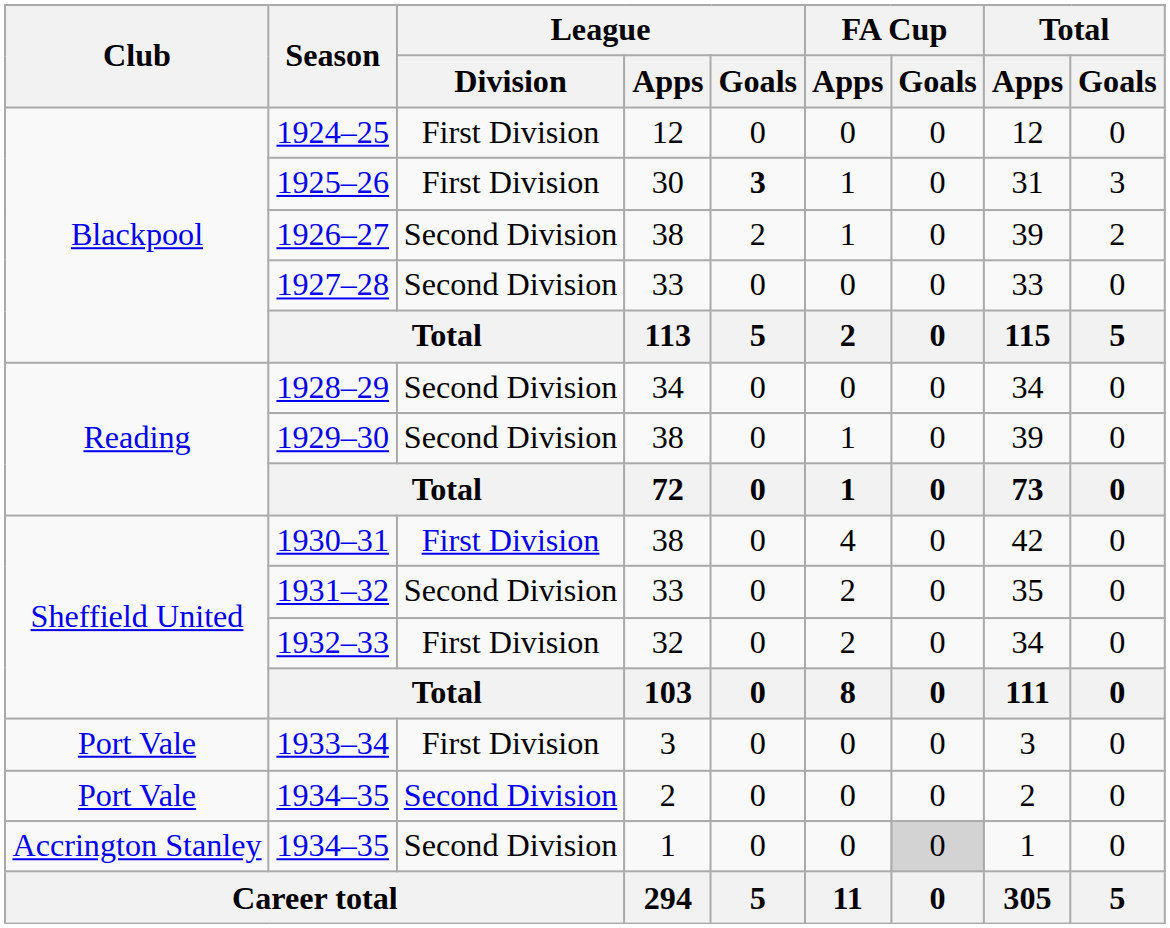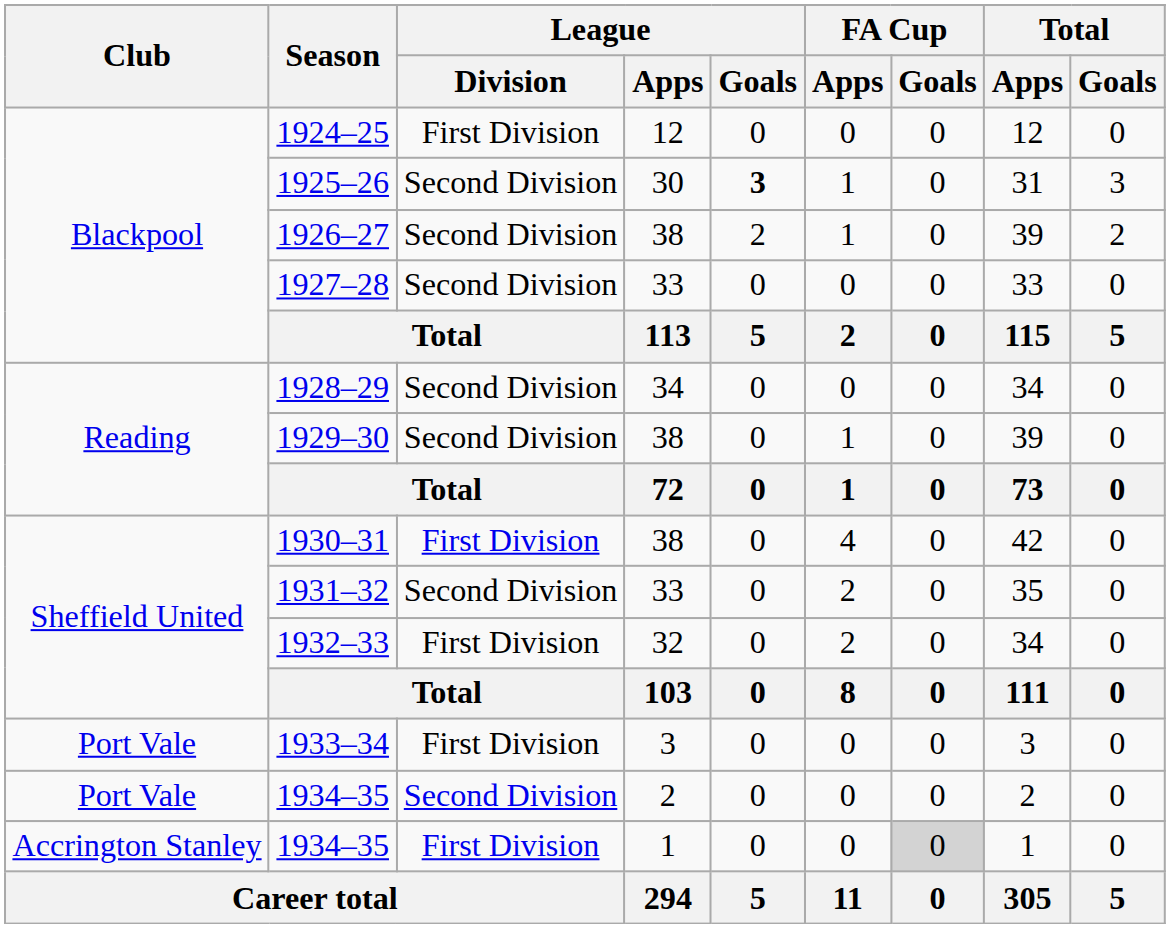(511, 183) First Division -> (511, 183) Second Division
(511, 846) Second Division -> (511, 846) First Division
